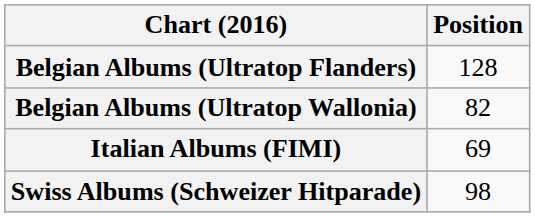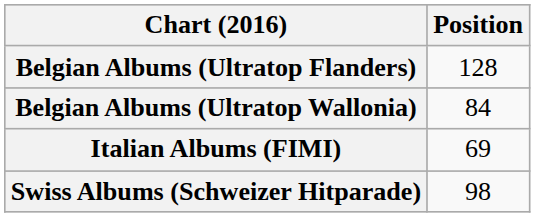(478, 107) 82 -> (478, 107) 84
